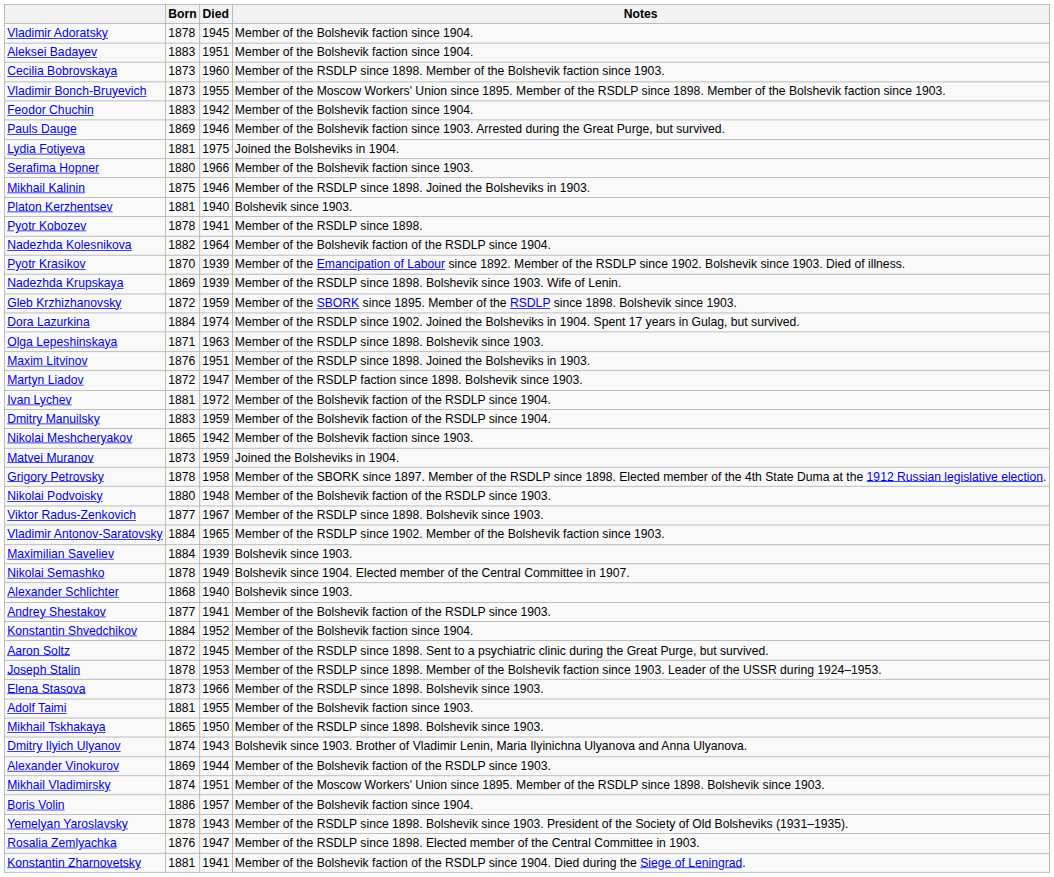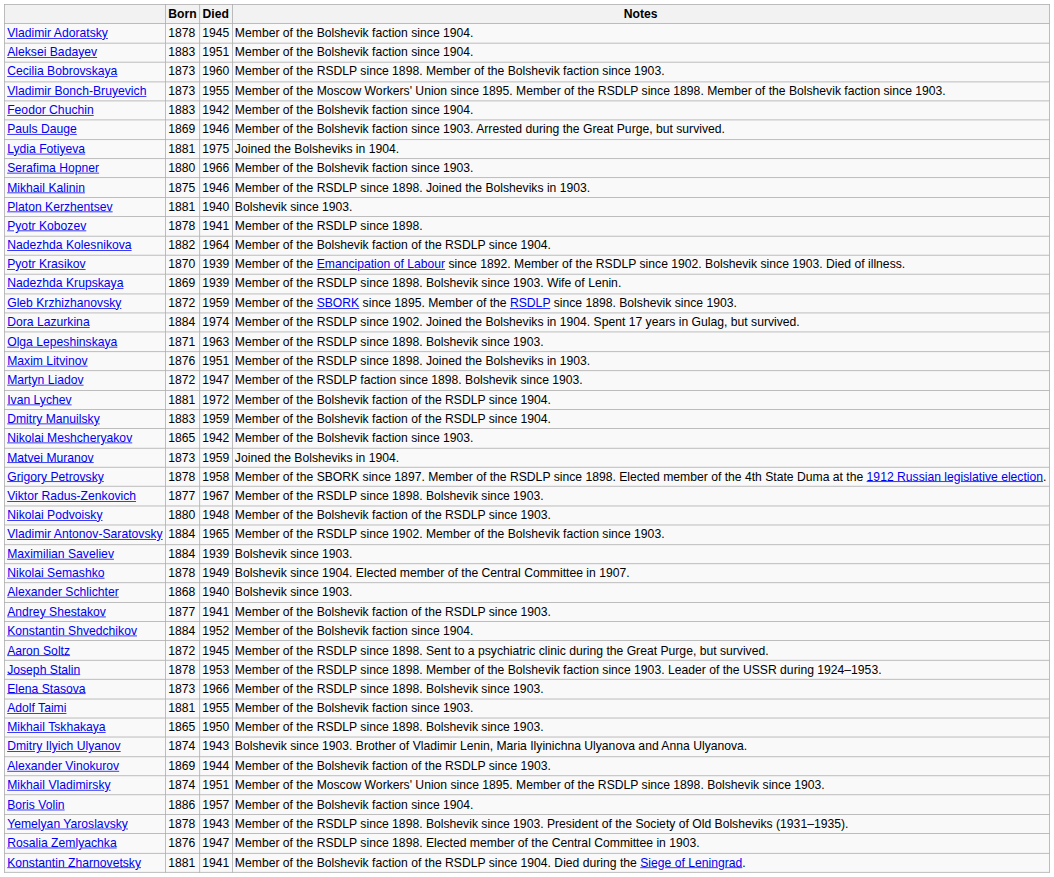rows swapped: (55, 496) <-> (72, 515)
